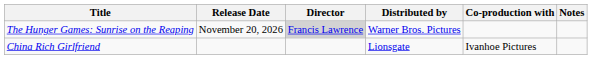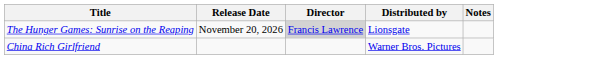- column: (510, 12)
(414, 29) Warner Bros. Pictures -> (389, 29) Lionsgate
(389, 46) Lionsgate -> (414, 46) Warner Bros. Pictures
